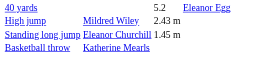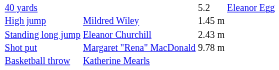(167, 21) 2.43 m -> (211, 21) 1.45 m
(167, 34) 1.45 m -> (211, 34) 2.43 m
+ row: (21, 48)
